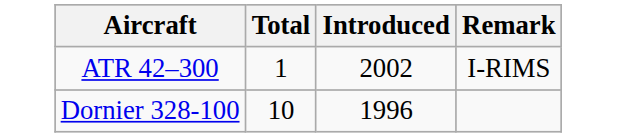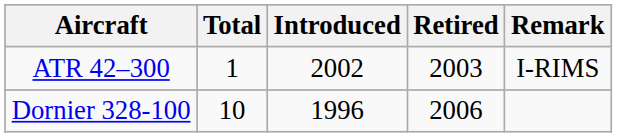+ column: (456, 25)
